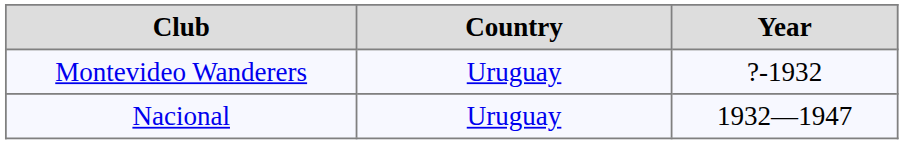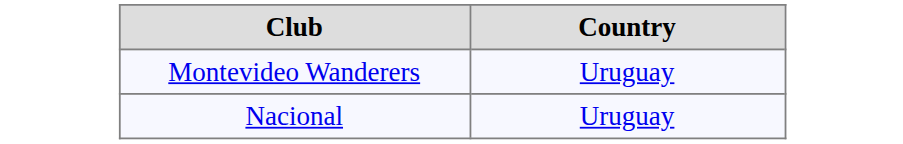- column: (785, 26)
